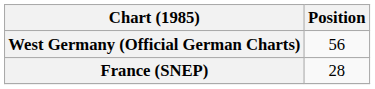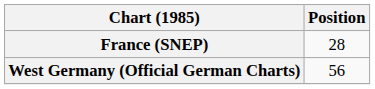rows swapped: (154, 70) <-> (154, 44)
